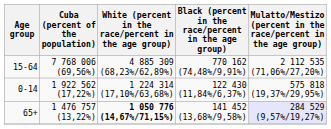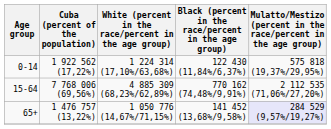rows swapped: (28, 90) <-> (25, 67)
(137, 112) bold -> (137, 112) normal
